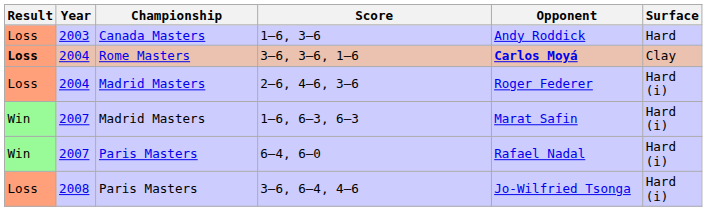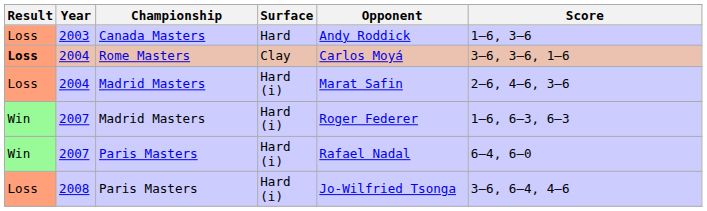columns swapped: (672, 15) <-> (374, 15)
(536, 56) bold -> (361, 56) normal
(544, 84) Roger Federer -> (361, 84) Marat Safin
(536, 119) Marat Safin -> (369, 119) Roger Federer
